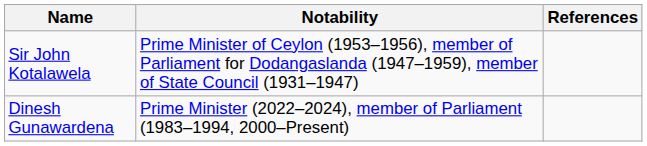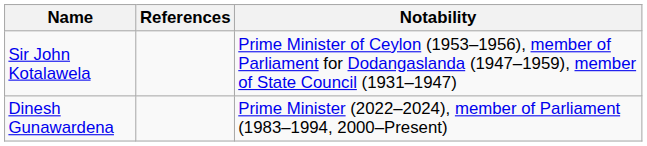columns swapped: (340, 17) <-> (593, 17)
